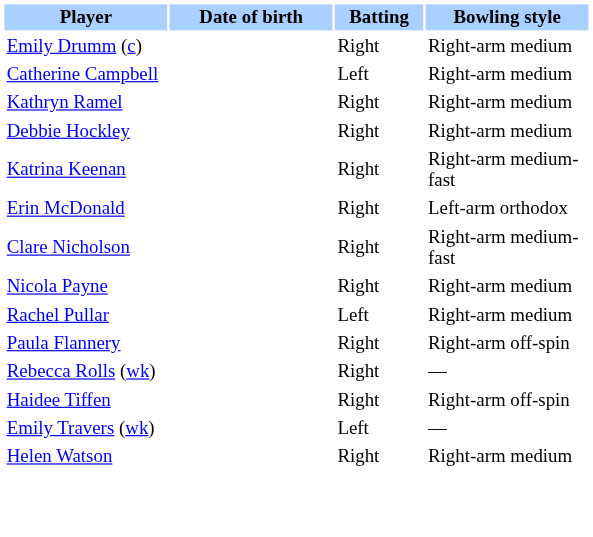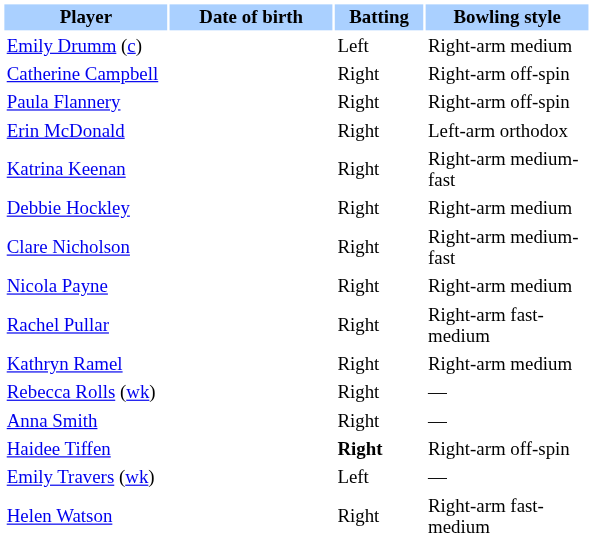(358, 45) Right -> (353, 45) Left
(353, 73) Left -> (358, 73) Right
(500, 73) Right-arm medium -> (499, 73) Right-arm off-spin
rows swapped: (64, 342) <-> (65, 102)
rows swapped: (68, 130) <-> (66, 208)
(353, 314) Left -> (358, 325) Right
(500, 314) Right-arm medium -> (486, 325) Right-arm fast-medium
+ row: (52, 420)
(358, 399) normal -> (360, 449) bold
(500, 456) Right-arm medium -> (486, 516) Right-arm fast-medium
